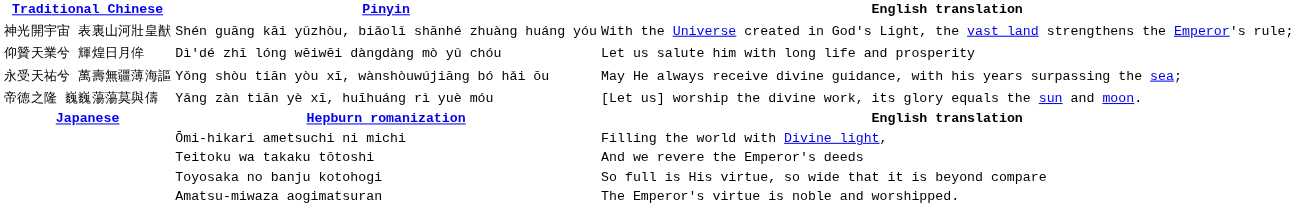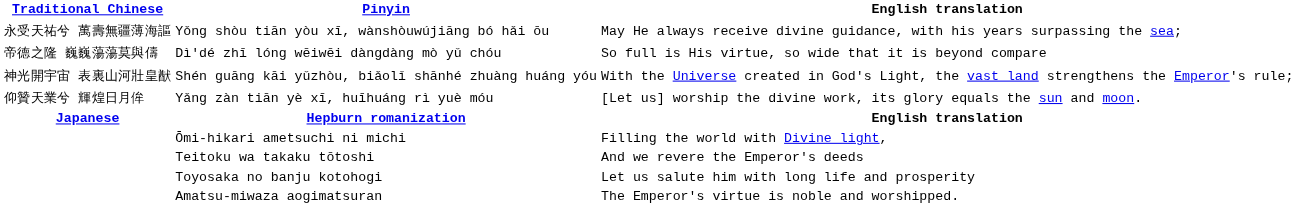rows swapped: (386, 31) <-> (362, 76)
(74, 54) 仰贊天業兮 輝煌日月侔 -> (81, 54) 帝德之隆 巍巍蕩蕩莫與儔
(788, 53) Let us salute him with long life and prosperity -> (824, 53) So full is His virtue, so wide that it is beyond compare
(81, 98) 帝德之隆 巍巍蕩蕩莫與儔 -> (74, 98) 仰贊天業兮 輝煌日月侔
(824, 177) So full is His virtue, so wide that it is beyond compare -> (788, 177) Let us salute him with long life and prosperity
